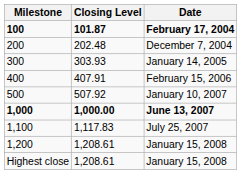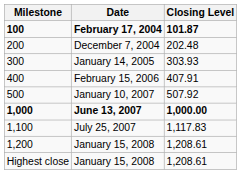columns swapped: (108, 12) <-> (190, 12)
